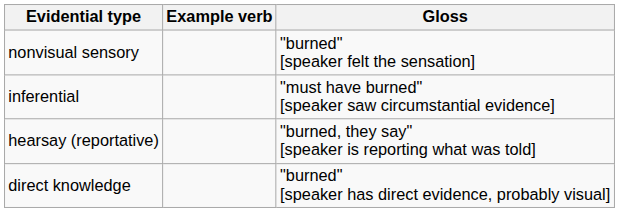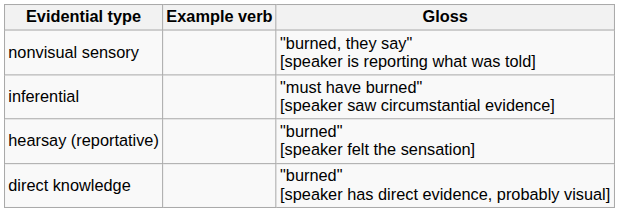(378, 52) "burned" [speaker felt the sensation] -> (408, 52) "burned, they say" [speaker is reporting what was told]
(408, 140) "burned, they say" [speaker is reporting what was told] -> (378, 140) "burned" [speaker felt the sensation]
